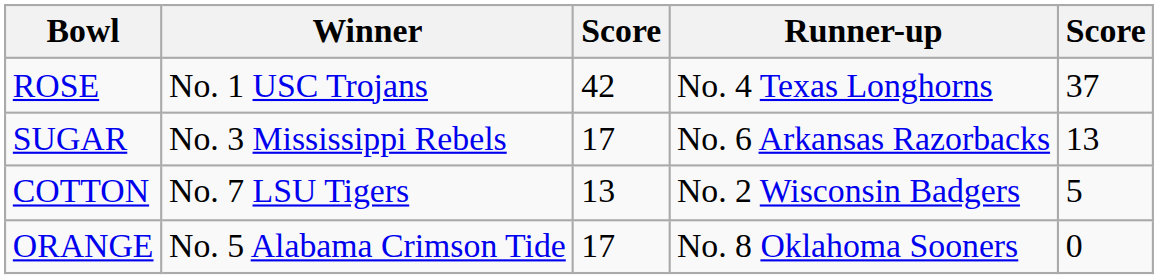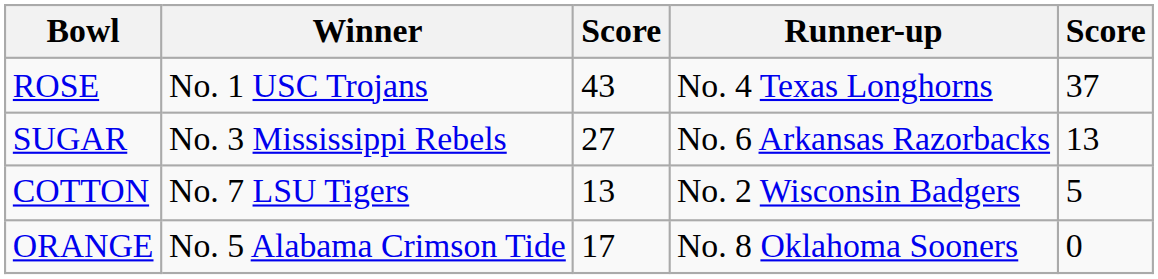(598, 84) 42 -> (598, 84) 43
(598, 138) 17 -> (598, 138) 27
